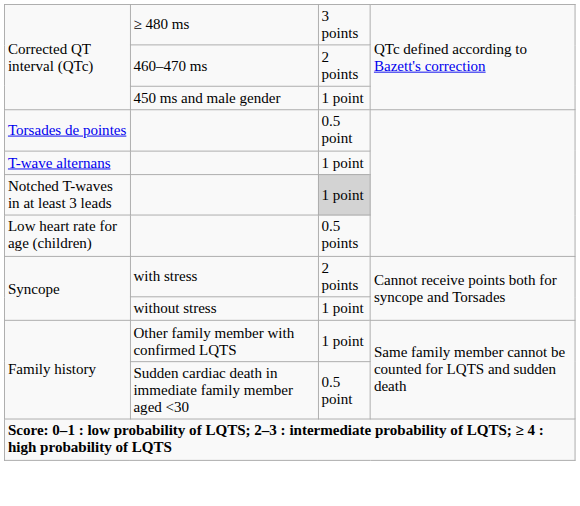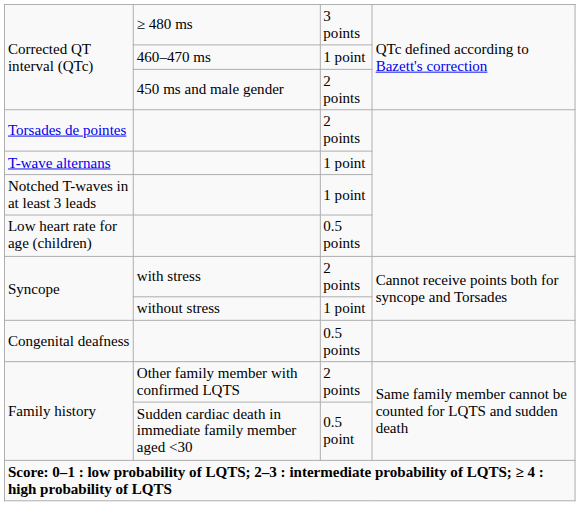(340, 65) 2 points -> (344, 57) 1 point
(343, 97) 1 point -> (342, 89) 2 points
(337, 130) 0.5 point -> (342, 130) 2 points
(343, 194) lightgrey background -> (344, 194) no background
+ row: (69, 341)
(343, 341) 1 point -> (342, 381) 2 points
